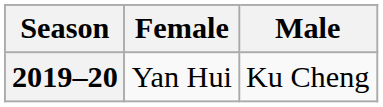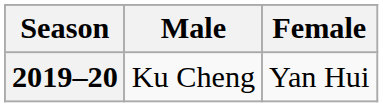columns swapped: (308, 28) <-> (182, 28)
